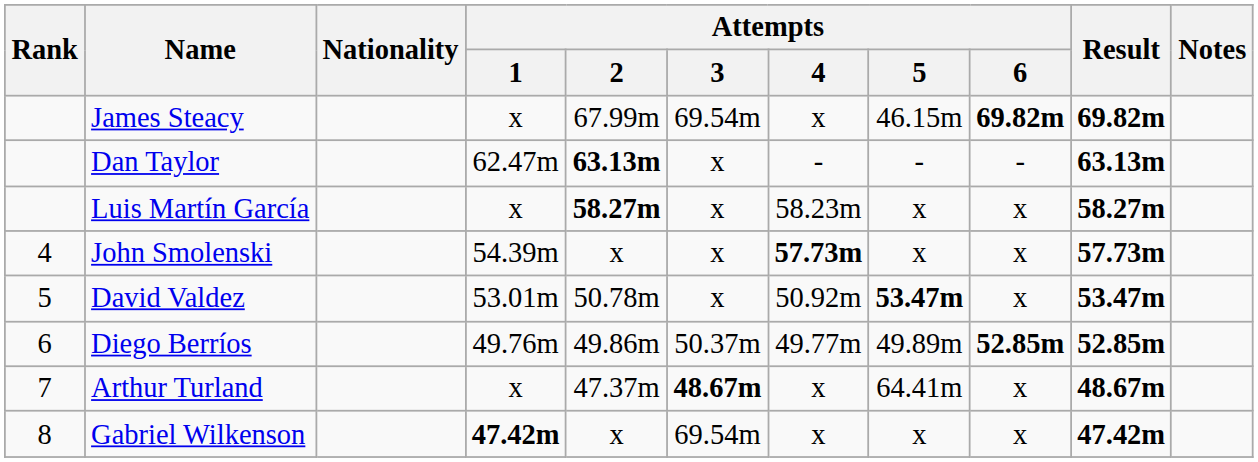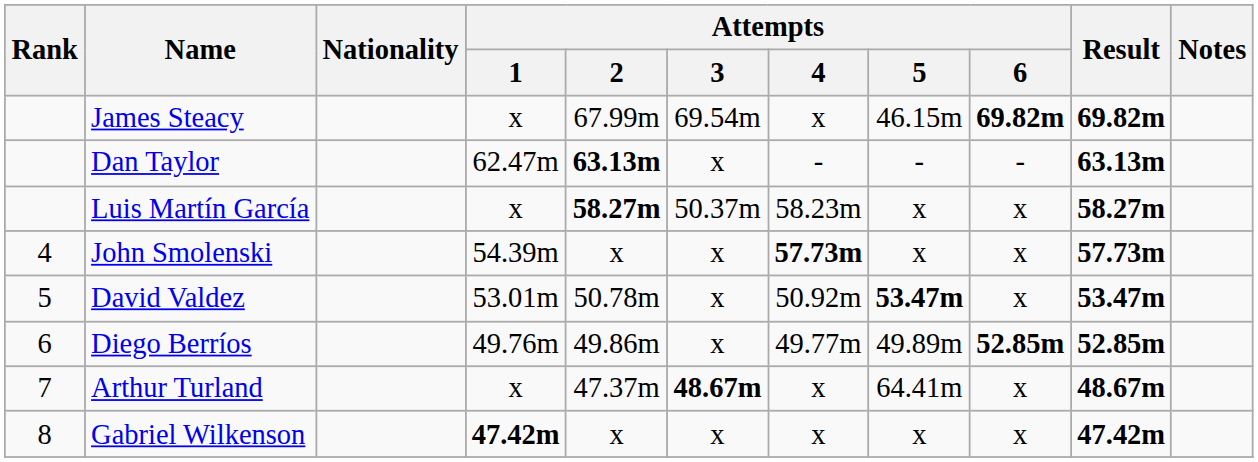(717, 207) x -> (717, 207) 50.37m
(717, 343) 50.37m -> (717, 343) x
(717, 433) 69.54m -> (717, 433) x
